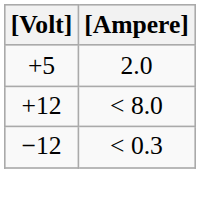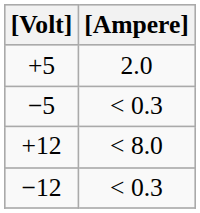+ row: (42, 106)
